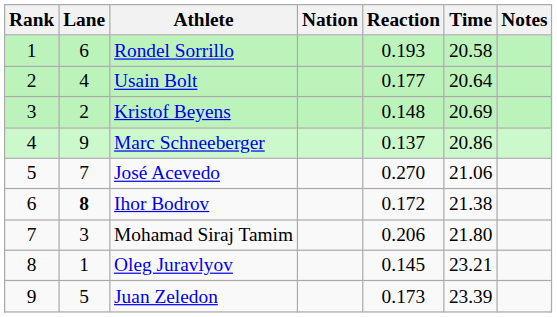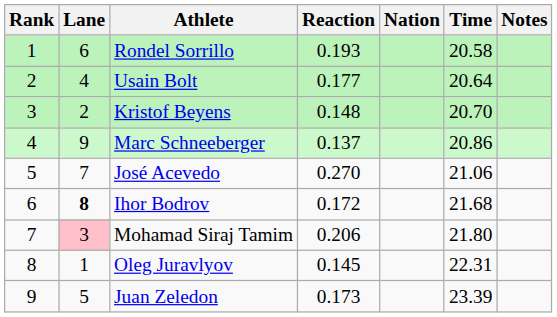columns swapped: (330, 19) <-> (403, 19)
(471, 111) 20.69 -> (471, 111) 20.70
(471, 204) 21.38 -> (471, 204) 21.68
(84, 234) no background -> (84, 234) pink background
(471, 265) 23.21 -> (471, 265) 22.31
